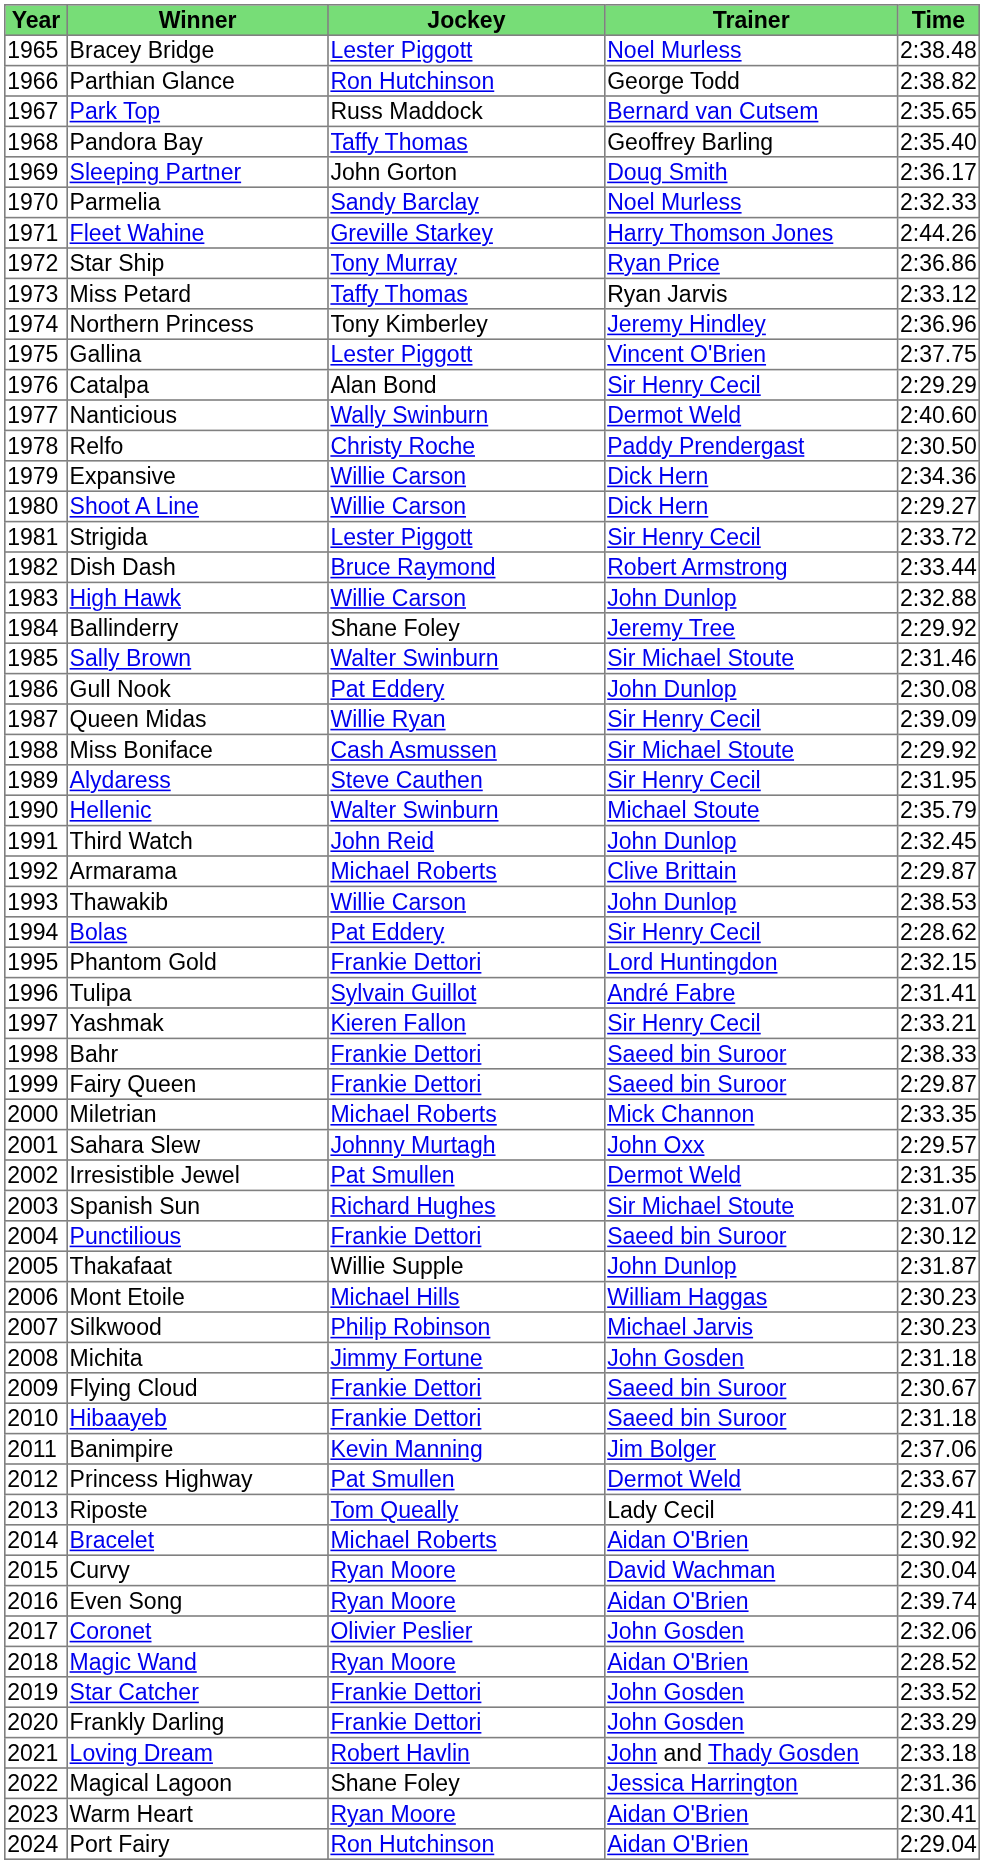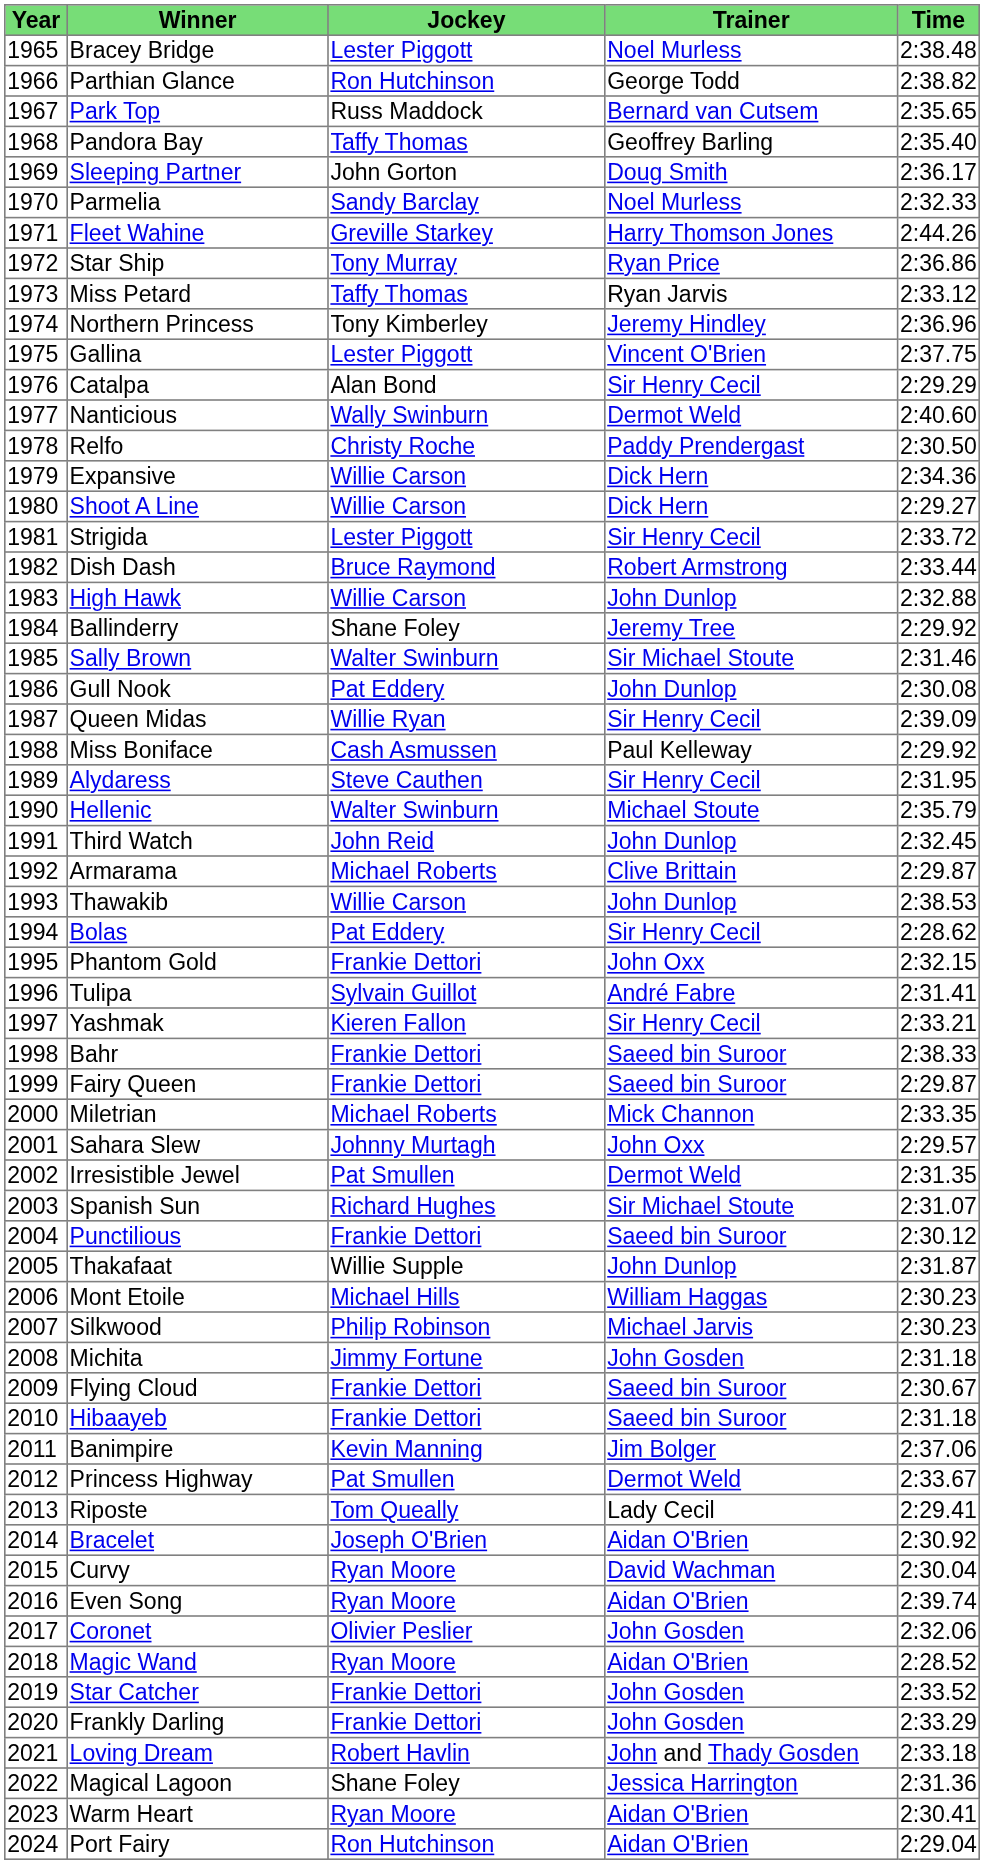(701, 750) Sir Michael Stoute -> (680, 750) Paul Kelleway
(692, 962) Lord Huntingdon -> (656, 962) John Oxx
(414, 1540) Michael Roberts -> (409, 1540) Joseph O'Brien
